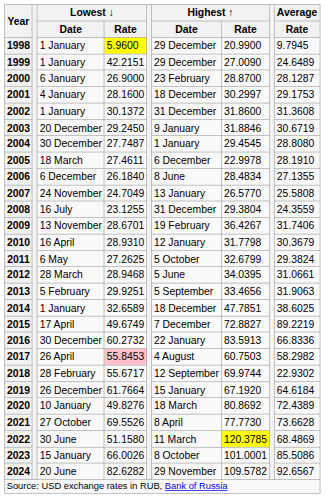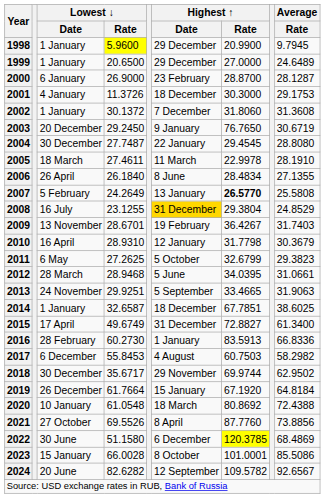(125, 62) 42.2151 -> (125, 62) 20.6500
(243, 62) 27.0090 -> (243, 62) 27.0000
(125, 95) 28.1600 -> (125, 95) 11.3726
(243, 95) 30.2997 -> (243, 95) 30.3000
(185, 111) 31 December -> (182, 111) 7 December
(243, 111) 31.8600 -> (243, 111) 31.8060
(243, 128) 31.8846 -> (243, 128) 76.7650
(177, 144) 1 January -> (180, 144) 22 January
(182, 160) 6 December -> (175, 160) 11 March
(68, 177) 6 December -> (57, 177) 26 April
(71, 193) 24 November -> (65, 193) 5 February
(125, 193) 24.7049 -> (125, 193) 24.2649
(243, 193) normal -> (243, 193) bold
(185, 209) no background -> (185, 209) gold background
(296, 209) 24.3559 -> (296, 209) 24.8529
(296, 226) 31.7406 -> (296, 226) 31.7403
(296, 259) 29.3824 -> (296, 259) 29.3823
(65, 291) 5 February -> (71, 291) 24 November
(243, 291) 33.4656 -> (243, 291) 33.4665
(125, 308) 32.6589 -> (125, 308) 32.6587
(243, 308) 47.7851 -> (243, 308) 67.7851
(182, 324) 7 December -> (185, 324) 31 December
(296, 324) 89.2219 -> (296, 324) 61.3400
(71, 341) 30 December -> (68, 341) 28 February
(125, 341) 60.2732 -> (125, 341) 60.2730
(180, 341) 22 January -> (177, 341) 1 January
(57, 357) 26 April -> (68, 357) 6 December
(125, 357) pink background -> (125, 357) no background
(68, 373) 28 February -> (71, 373) 30 December
(125, 373) 55.6717 -> (125, 373) 35.6717
(186, 373) 12 September -> (185, 373) 29 November
(296, 373) 22.9302 -> (296, 373) 62.9502
(296, 390) 64.6184 -> (296, 390) 64.8184
(125, 406) 49.8276 -> (125, 406) 61.0548
(296, 406) 72.4389 -> (296, 406) 72.4388
(243, 422) 77.7730 -> (243, 422) 87.7760
(296, 422) 73.6628 -> (296, 422) 73.8856
(175, 439) 11 March -> (182, 439) 6 December
(125, 455) 66.0026 -> (125, 455) 66.0028
(185, 472) 29 November -> (186, 472) 12 September
